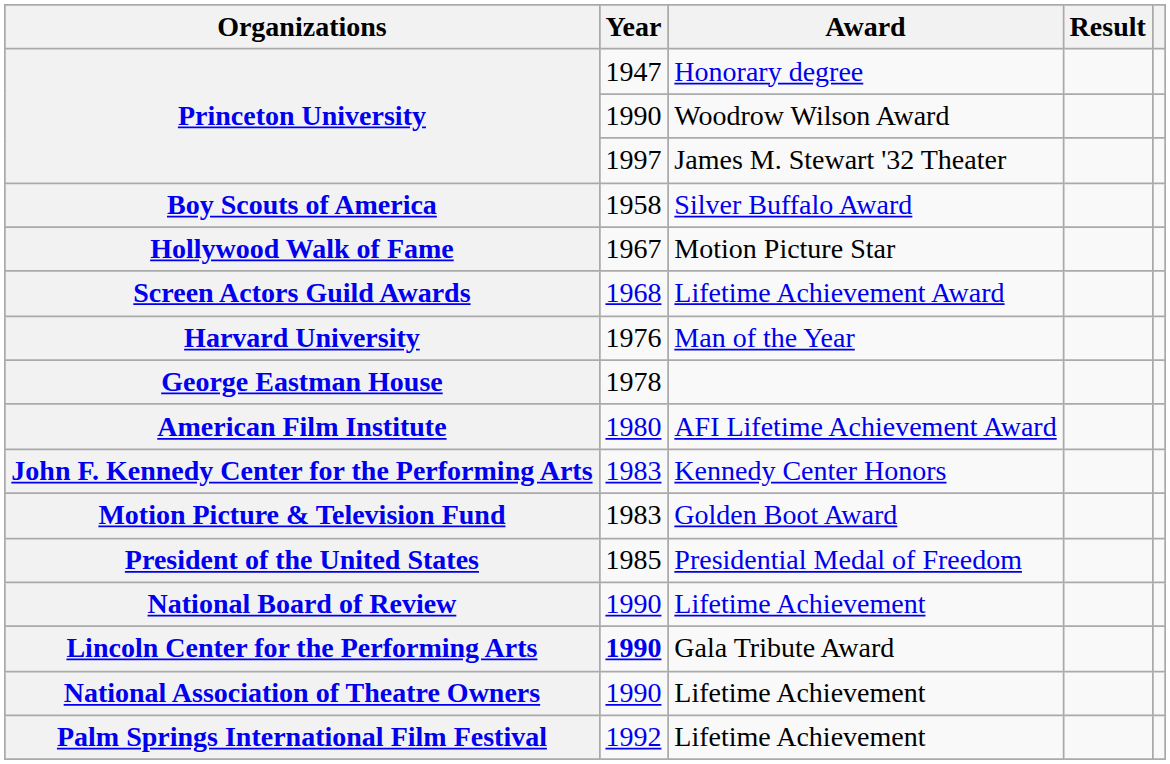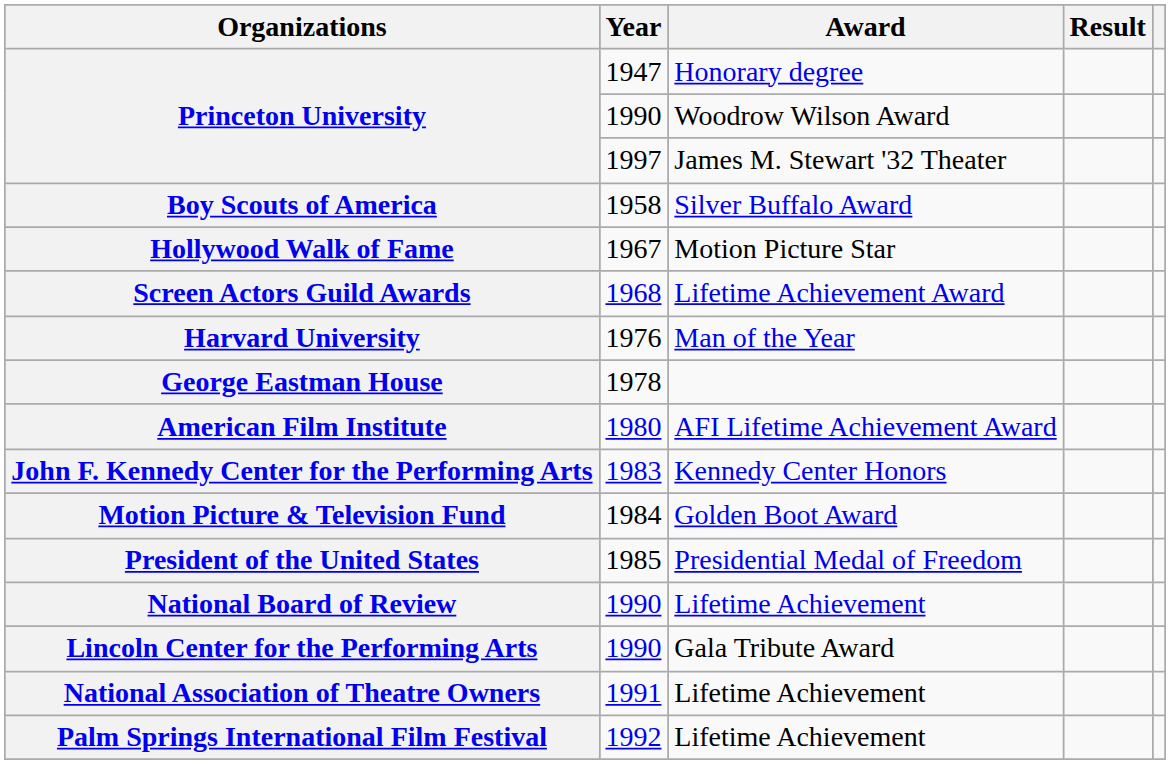(633, 515) 1983 -> (633, 515) 1984
(633, 648) bold -> (633, 648) normal
(633, 692) 1990 -> (633, 692) 1991
